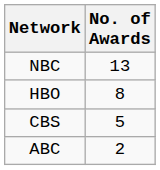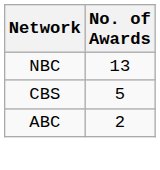- row: (45, 94)
